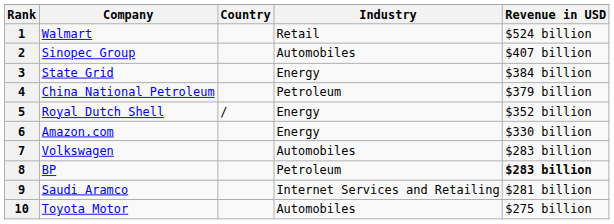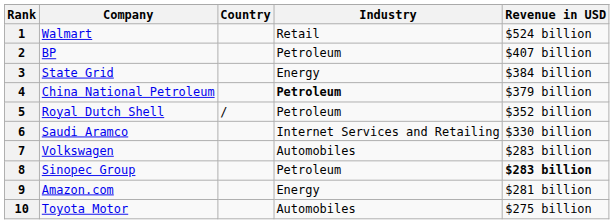(89, 53) Sinopec Group -> (49, 53) BP
(316, 53) Automobiles -> (309, 53) Petroleum
(309, 92) normal -> (309, 92) bold
(298, 112) Energy -> (309, 112) Petroleum
(78, 131) Amazon.com -> (85, 131) Saudi Aramco
(298, 131) Energy -> (388, 131) Internet Services and Retailing
(49, 170) BP -> (89, 170) Sinopec Group
(85, 190) Saudi Aramco -> (78, 190) Amazon.com
(388, 190) Internet Services and Retailing -> (298, 190) Energy
